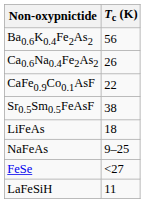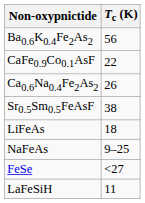rows swapped: (53, 62) <-> (51, 85)
